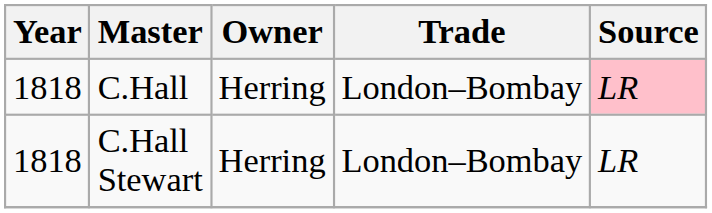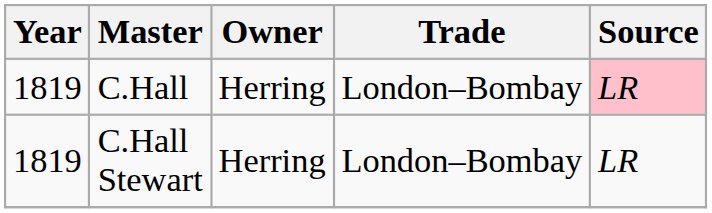(47, 86) 1818 -> (47, 86) 1819
(47, 160) 1818 -> (47, 160) 1819
